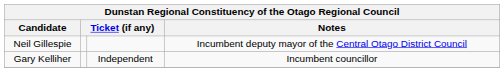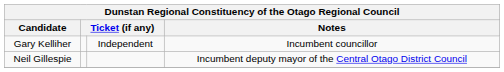rows swapped: (42, 59) <-> (42, 43)
